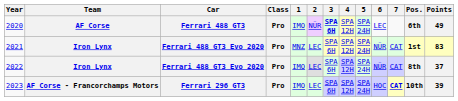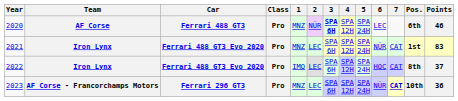(299, 26) IMO -> (299, 26) MNZ
(439, 26) 49 -> (439, 26) 46
(380, 66) NÜR -> (380, 66) HOC
(299, 86) IMO -> (299, 86) MNZ
(380, 86) HOC -> (380, 86) NÜR
(439, 86) 39 -> (439, 86) 36
